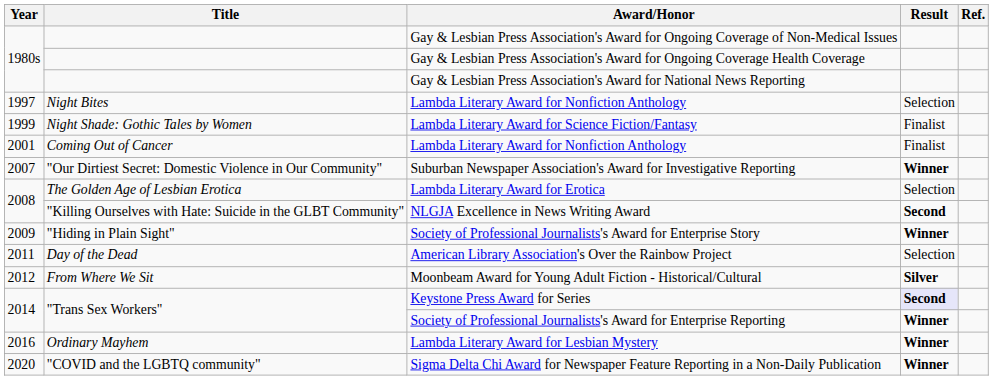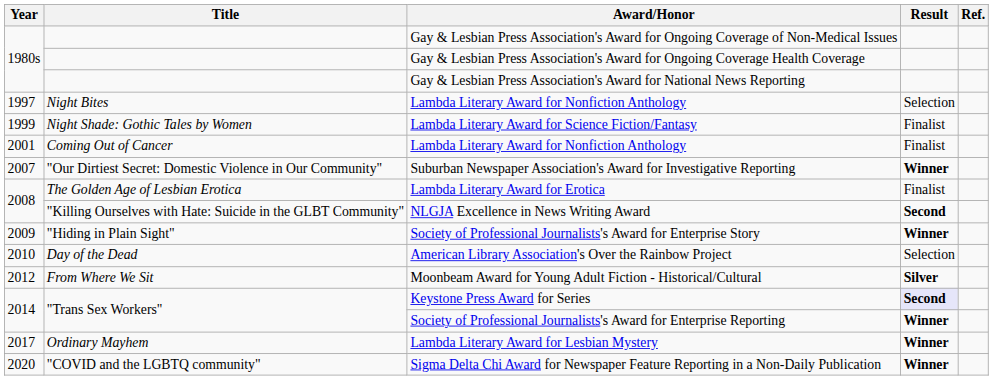(929, 189) Selection -> (924, 189) Finalist
(21, 255) 2011 -> (21, 255) 2010
(21, 342) 2016 -> (21, 342) 2017
